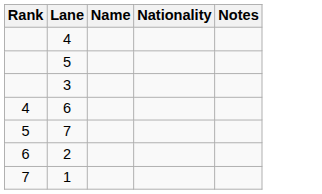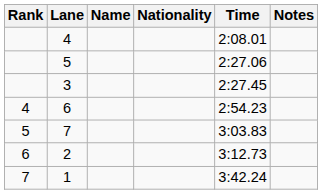+ column: (243, 16)
